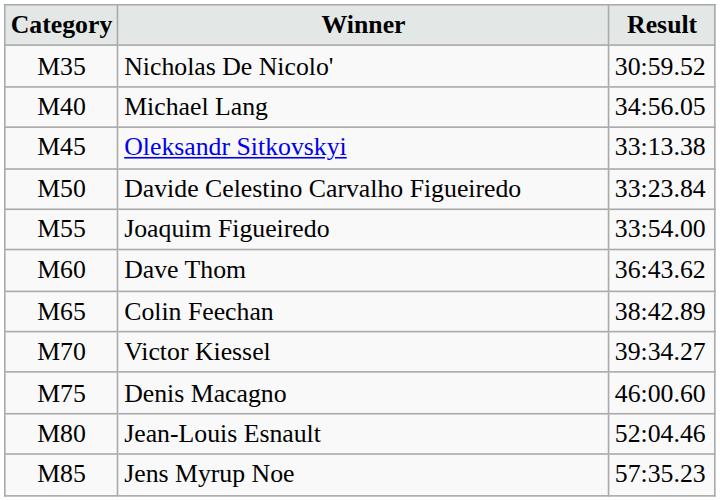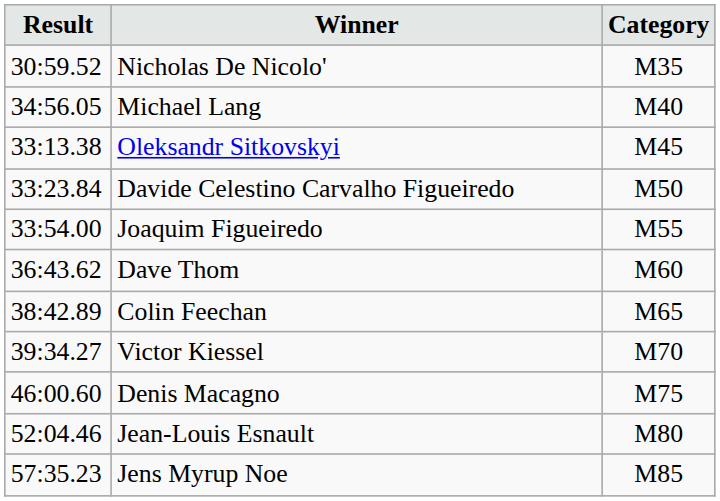columns swapped: (62, 24) <-> (662, 24)
